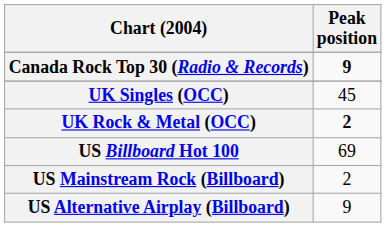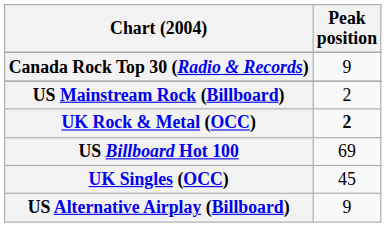(347, 66) bold -> (347, 66) normal
rows swapped: (159, 94) <-> (159, 179)
